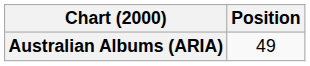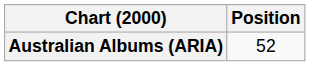(266, 46) 49 -> (266, 46) 52
